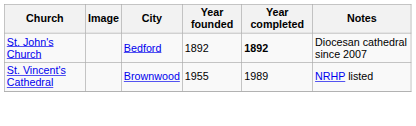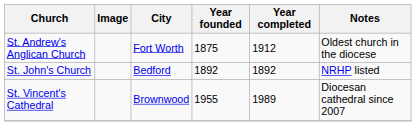+ row: (46, 48)
(256, 48) bold -> (264, 71) normal
(361, 48) Diocesan cathedral since 2007 -> (350, 71) NRHP listed
(344, 77) NRHP listed -> (357, 100) Diocesan cathedral since 2007
